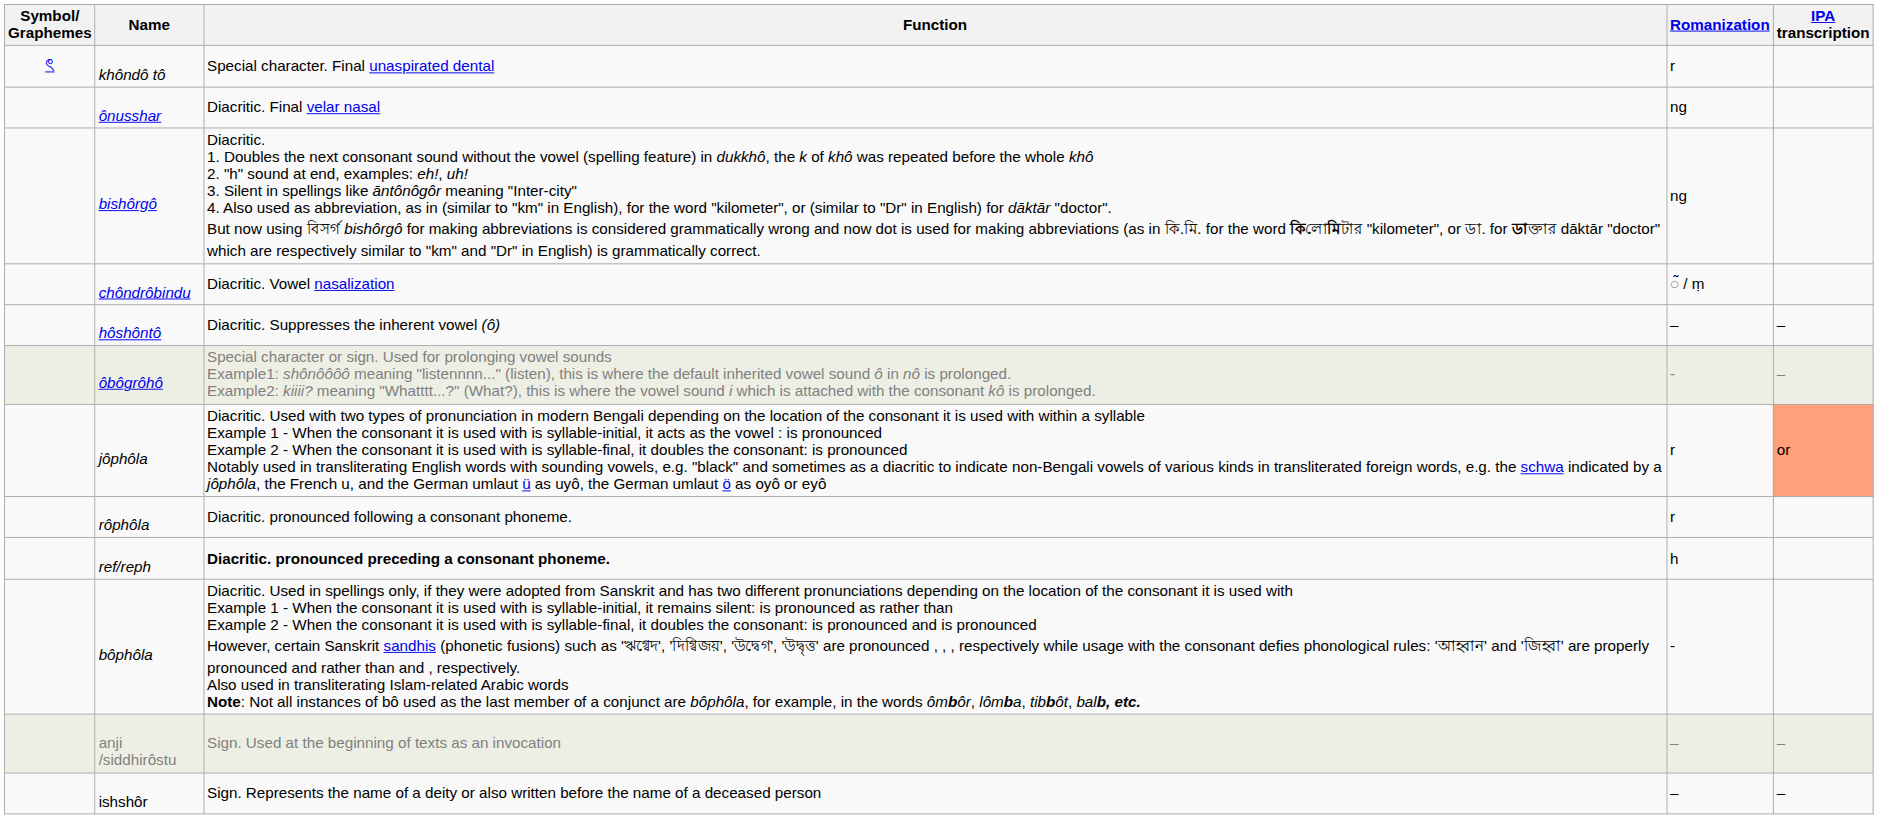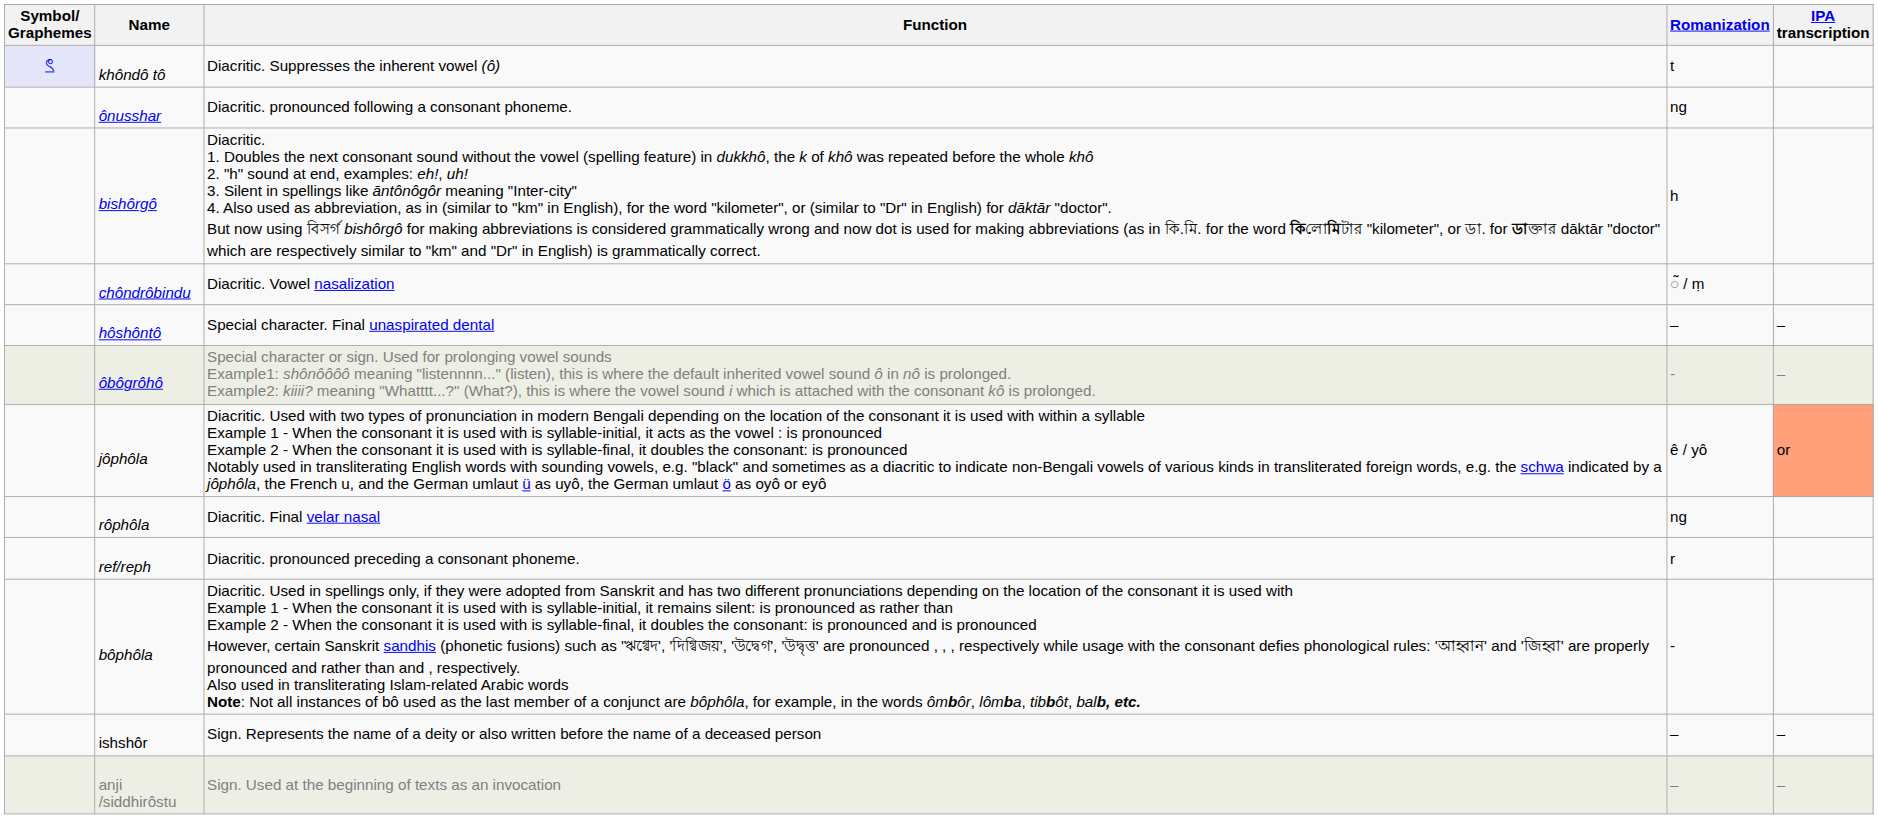(50, 64) no background -> (50, 64) lavender background
(351, 66) Special character. Final unaspirated dental -> (354, 66) Diacritic. Suppresses the inherent vowel (ô)
(1673, 66) r -> (1672, 66) t
(294, 107) Diacritic. Final velar nasal -> (390, 107) Diacritic. pronounced following a consonant phoneme.
(1679, 195) ng -> (1674, 195) h
(354, 325) Diacritic. Suppresses the inherent vowel (ô) -> (351, 325) Special character. Final unaspirated dental
(1673, 450) r -> (1689, 450) ê / yô
(390, 517) Diacritic. pronounced following a consonant phoneme. -> (294, 517) Diacritic. Final velar nasal
(1673, 517) r -> (1679, 517) ng
(408, 558) bold -> (393, 558) normal
(1674, 558) h -> (1673, 558) r
rows swapped: (123, 801) <-> (137, 751)
